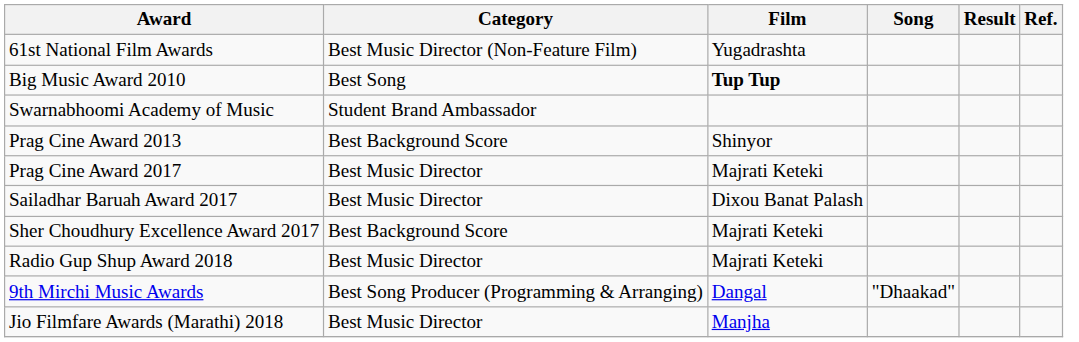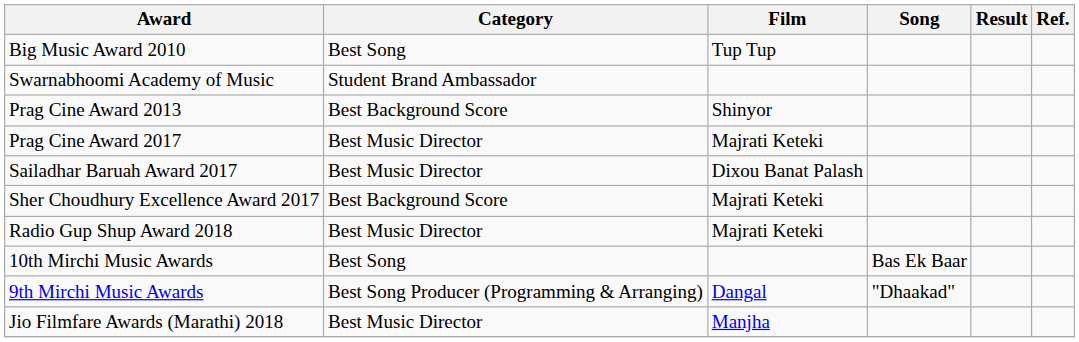- row: (111, 49)
(746, 79) bold -> (744, 49) normal
+ row: (111, 261)
